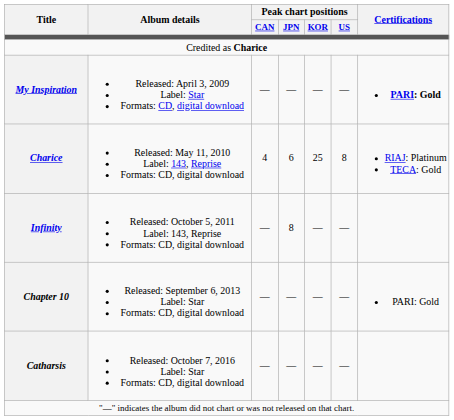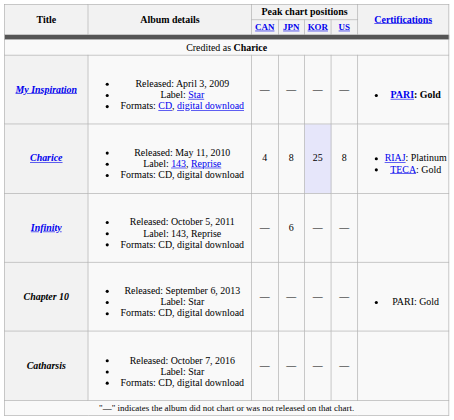(291, 158) 6 -> (291, 158) 8
(318, 158) no background -> (318, 158) lavender background
(291, 227) 8 -> (291, 227) 6
